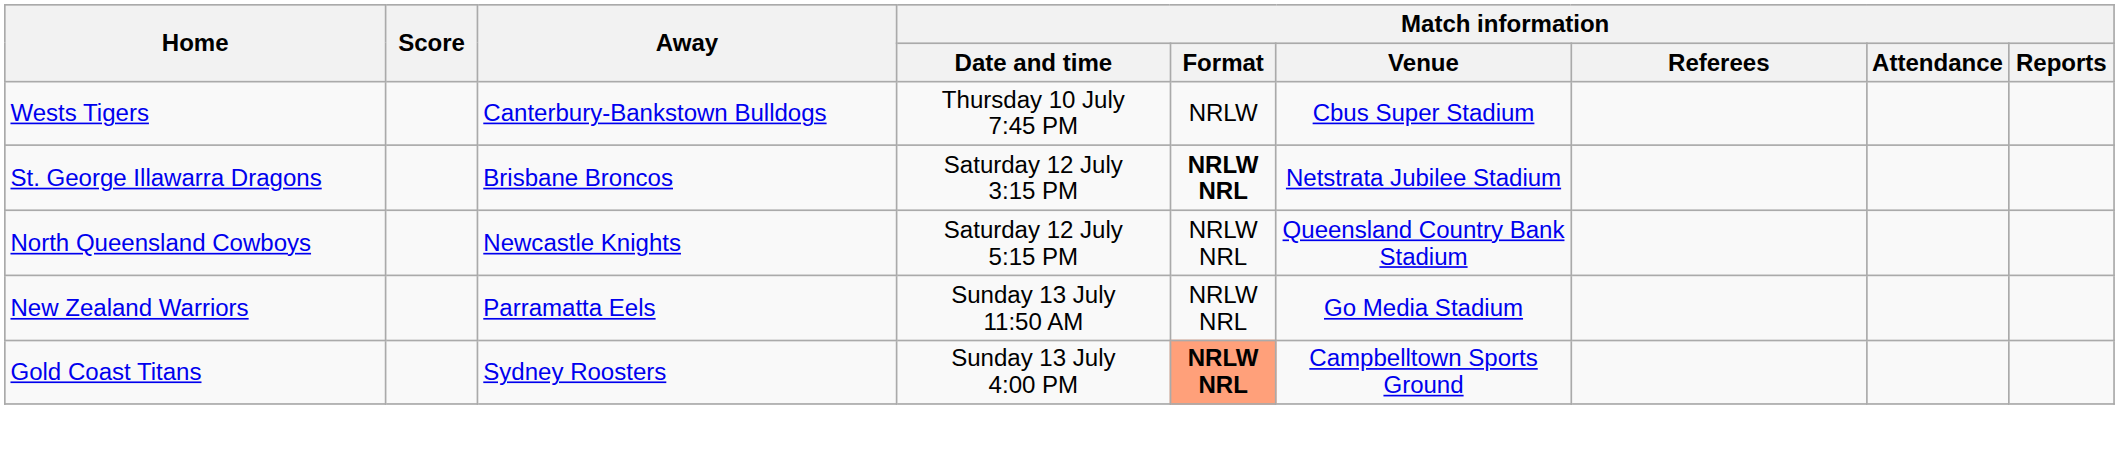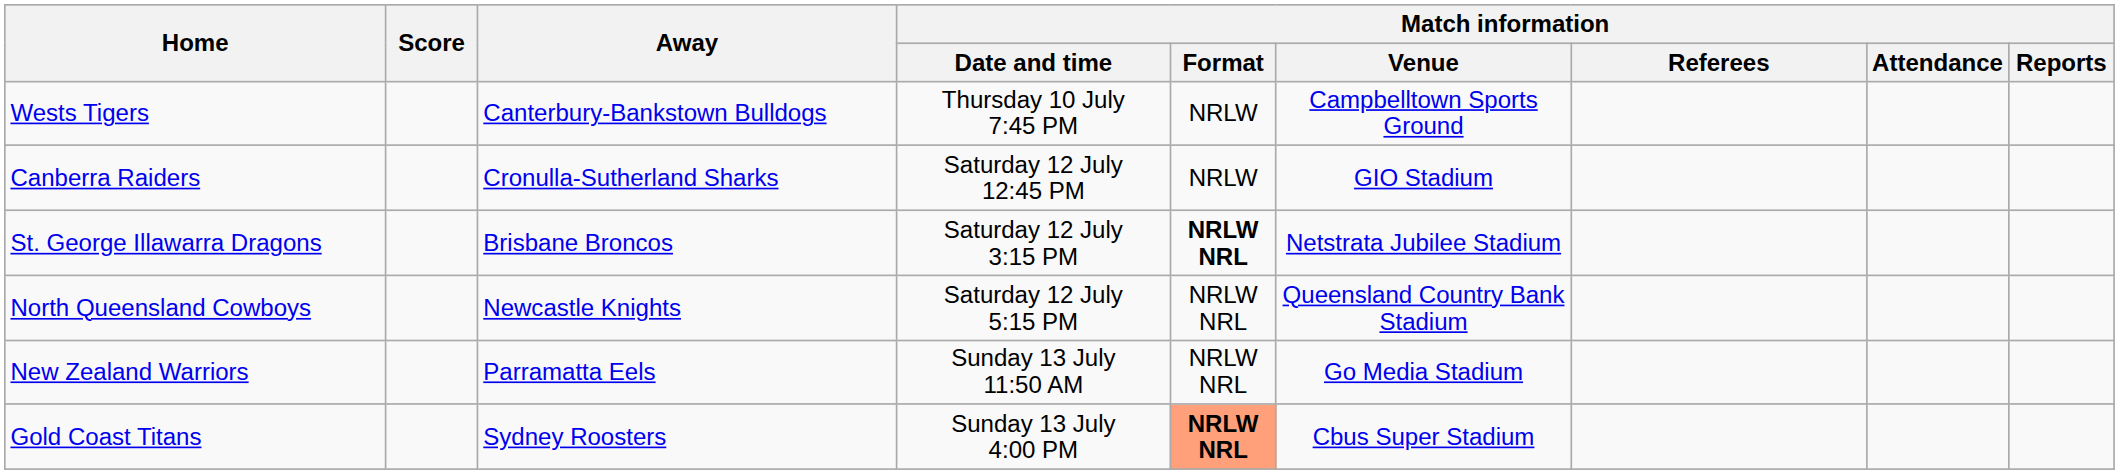(1424, 114) Cbus Super Stadium -> (1424, 114) Campbelltown Sports Ground
+ row: (105, 178)
(1424, 372) Campbelltown Sports Ground -> (1424, 437) Cbus Super Stadium
